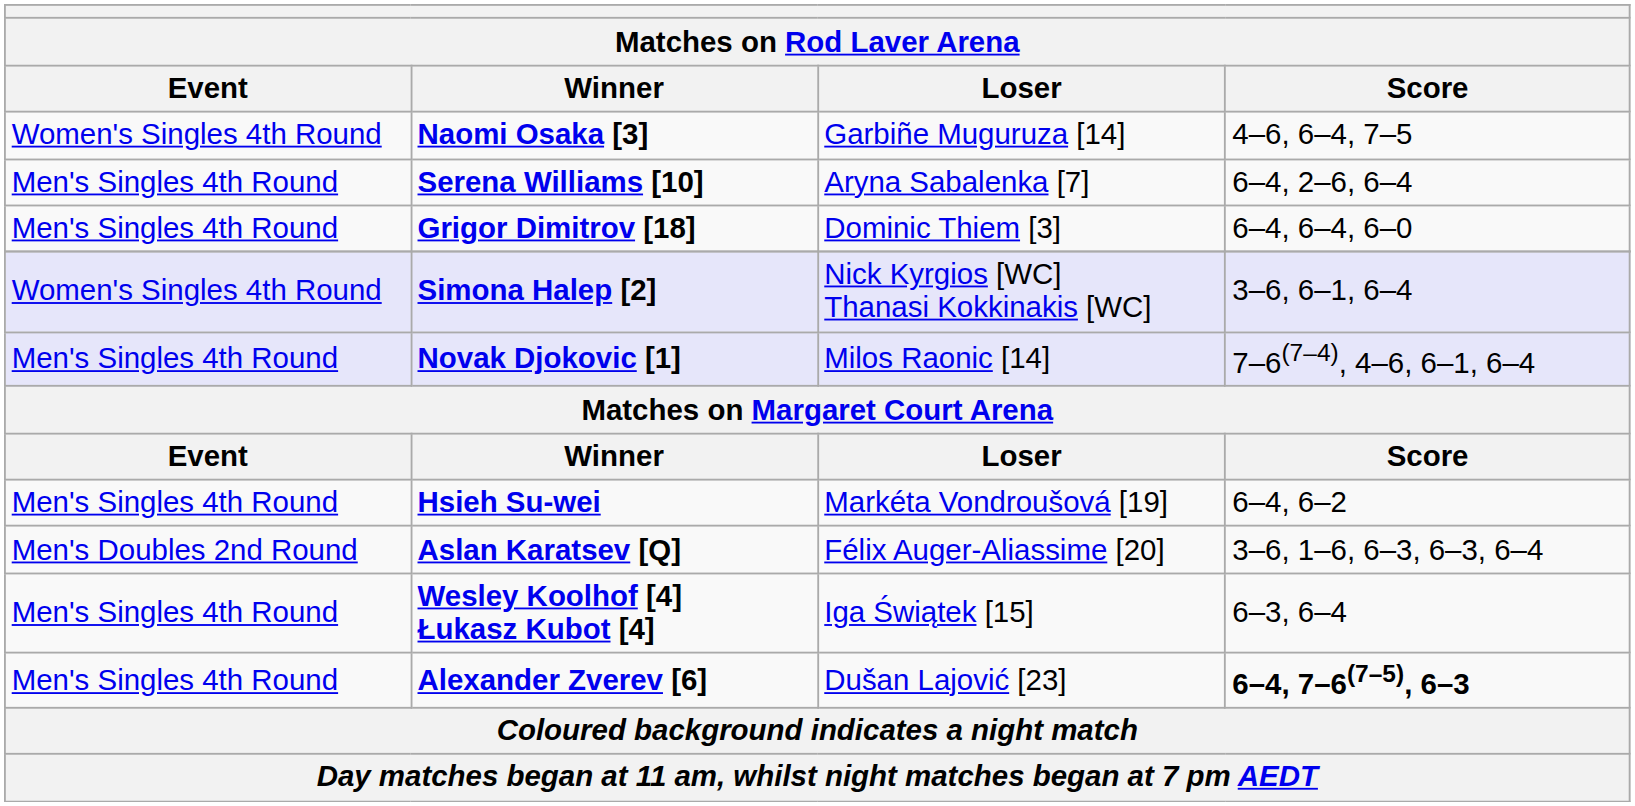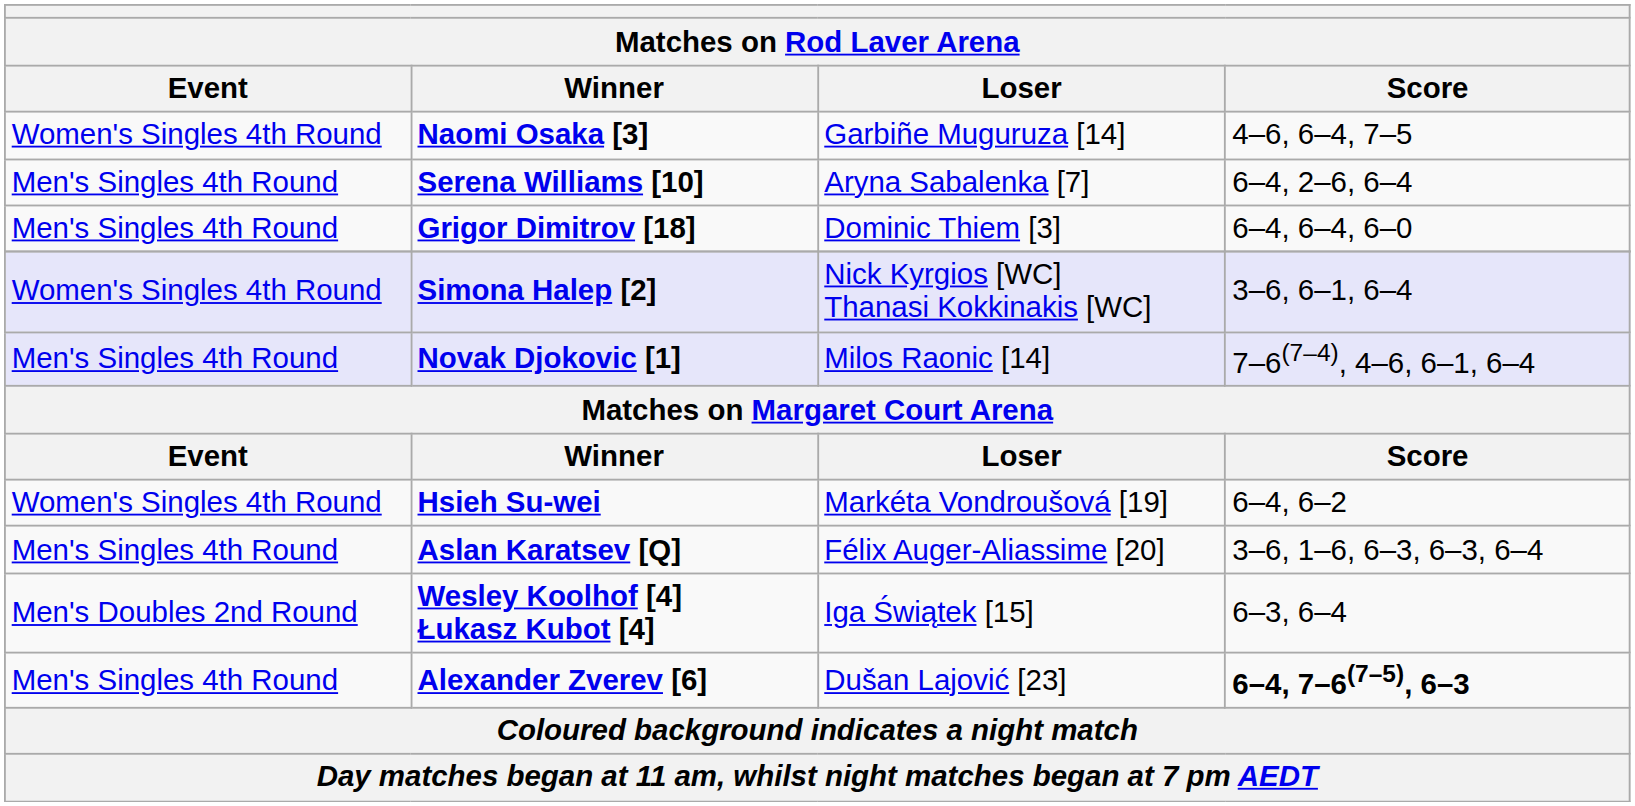(175, 502) Men's Singles 4th Round -> (197, 502) Women's Singles 4th Round
(185, 549) Men's Doubles 2nd Round -> (175, 549) Men's Singles 4th Round
(175, 612) Men's Singles 4th Round -> (185, 612) Men's Doubles 2nd Round
